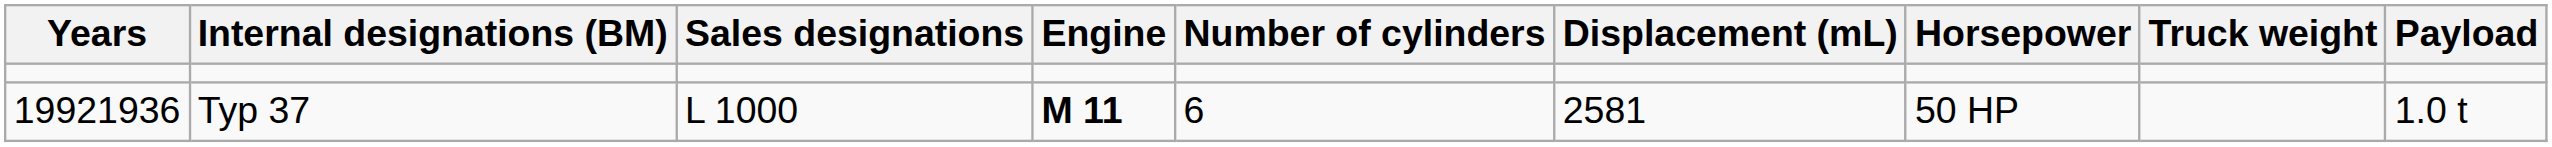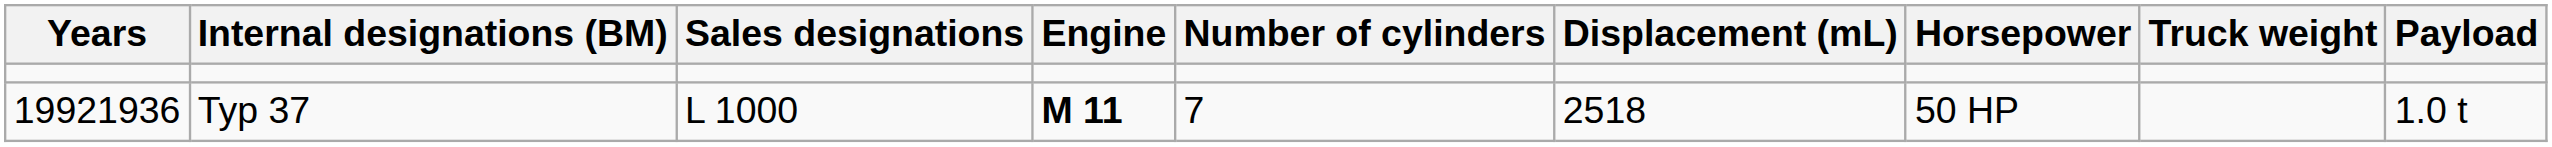(1194, 110) 6 -> (1194, 110) 7
(1604, 110) 2581 -> (1604, 110) 2518
